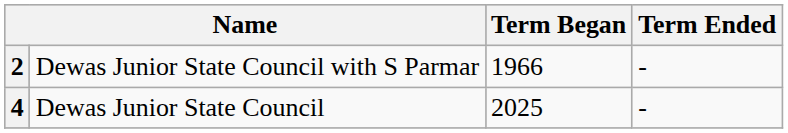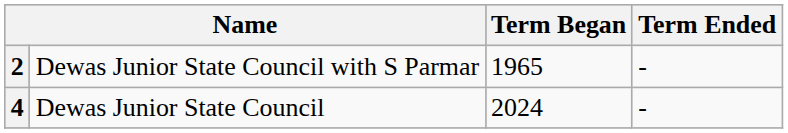(517, 66) 1966 -> (517, 66) 1965
(517, 107) 2025 -> (517, 107) 2024
